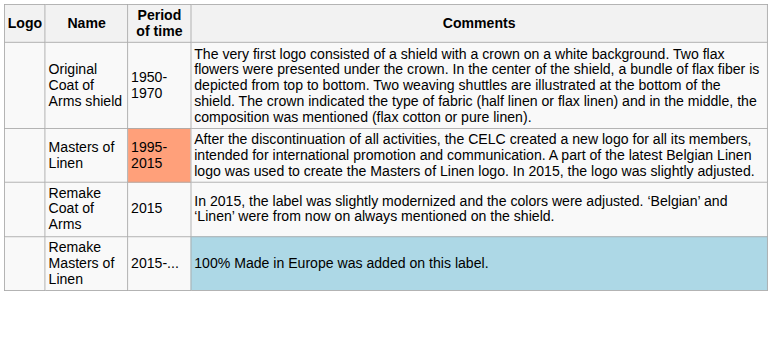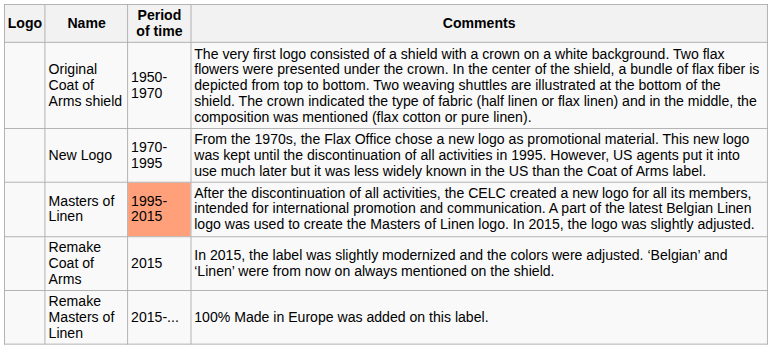+ row: (80, 155)
(341, 263) lightblue background -> (341, 317) no background
